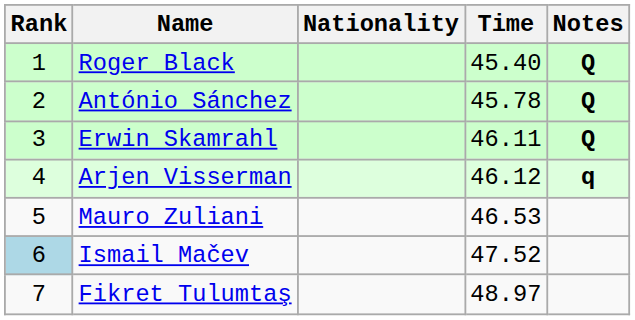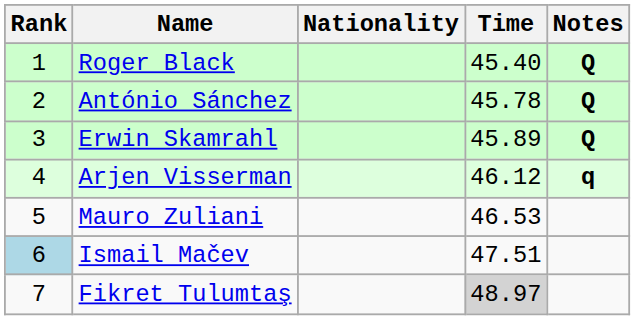(506, 140) 46.11 -> (506, 140) 45.89
(506, 256) 47.52 -> (506, 256) 47.51
(506, 294) no background -> (506, 294) lightgrey background
